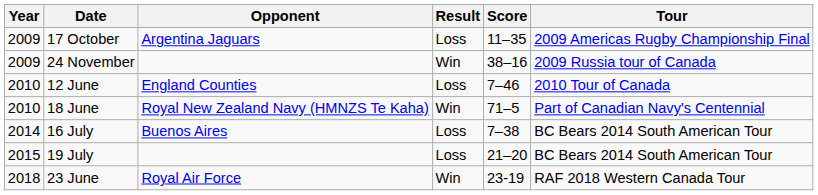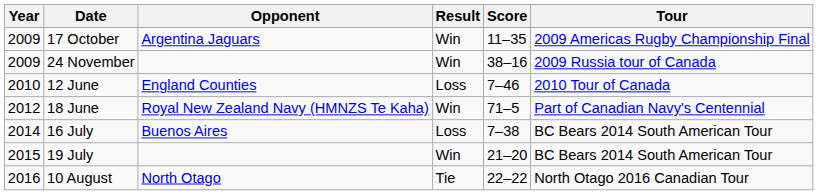(451, 39) Loss -> (448, 39) Win
(24, 109) 2010 -> (24, 109) 2012
(451, 155) Loss -> (448, 155) Win
+ row: (80, 178)
- row: (73, 178)
